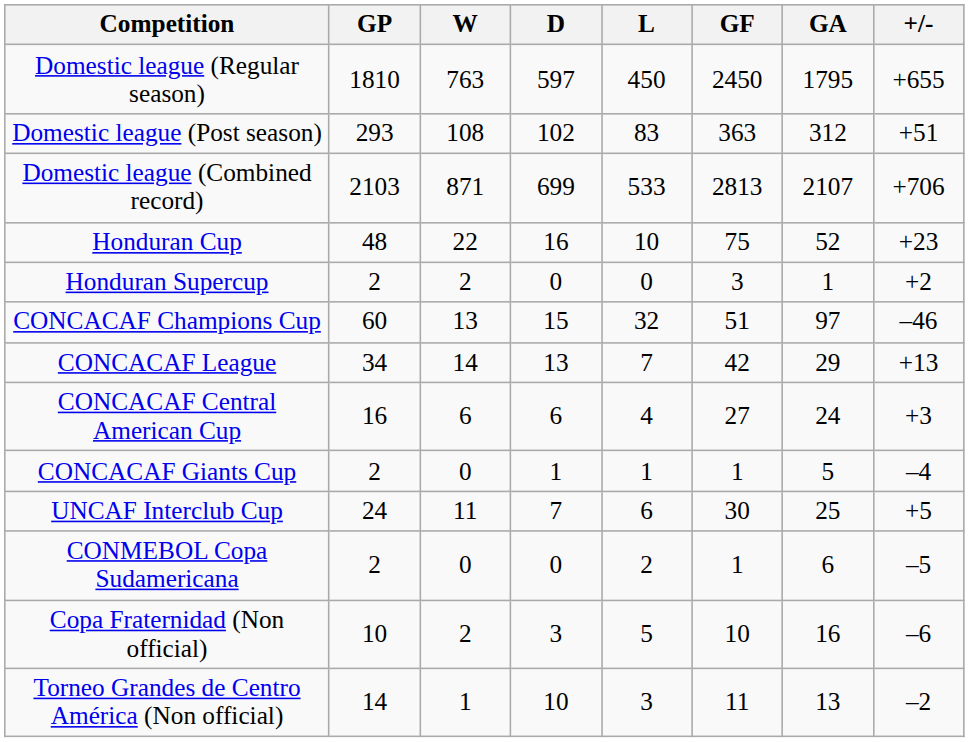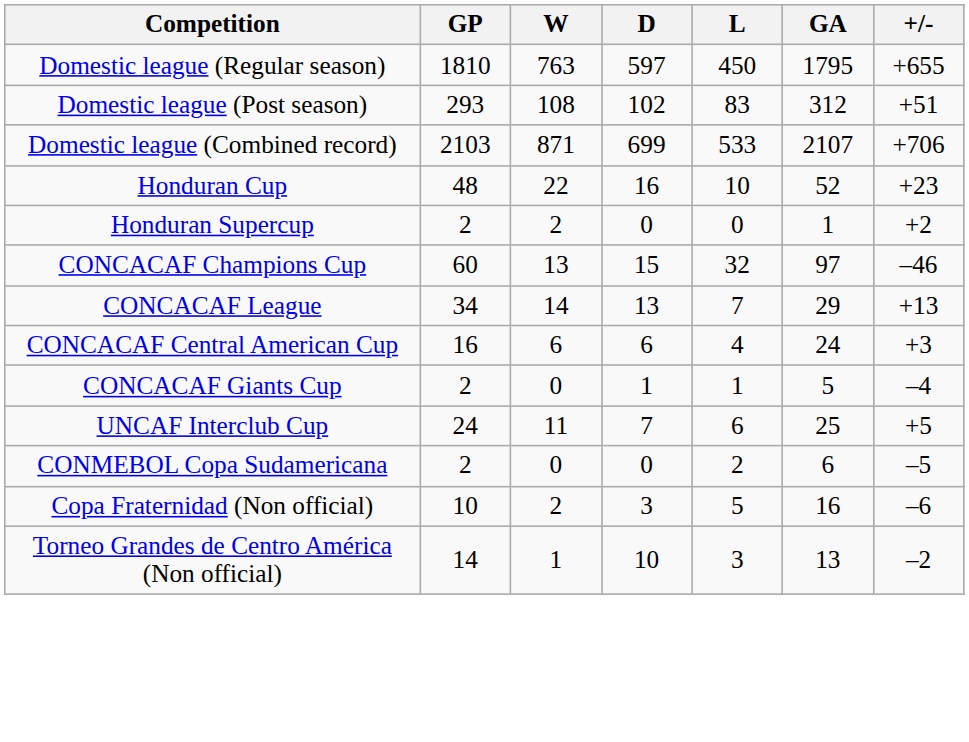- column: (737, 24)
